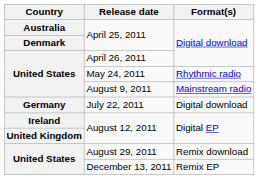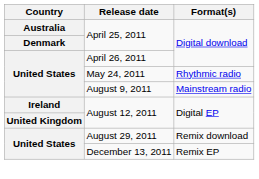- row: (115, 105)
